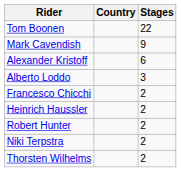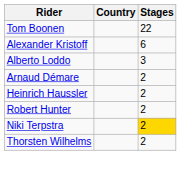- row: (44, 45)
- row: (49, 93)
+ row: (43, 77)
(143, 142) no background -> (143, 126) gold background
